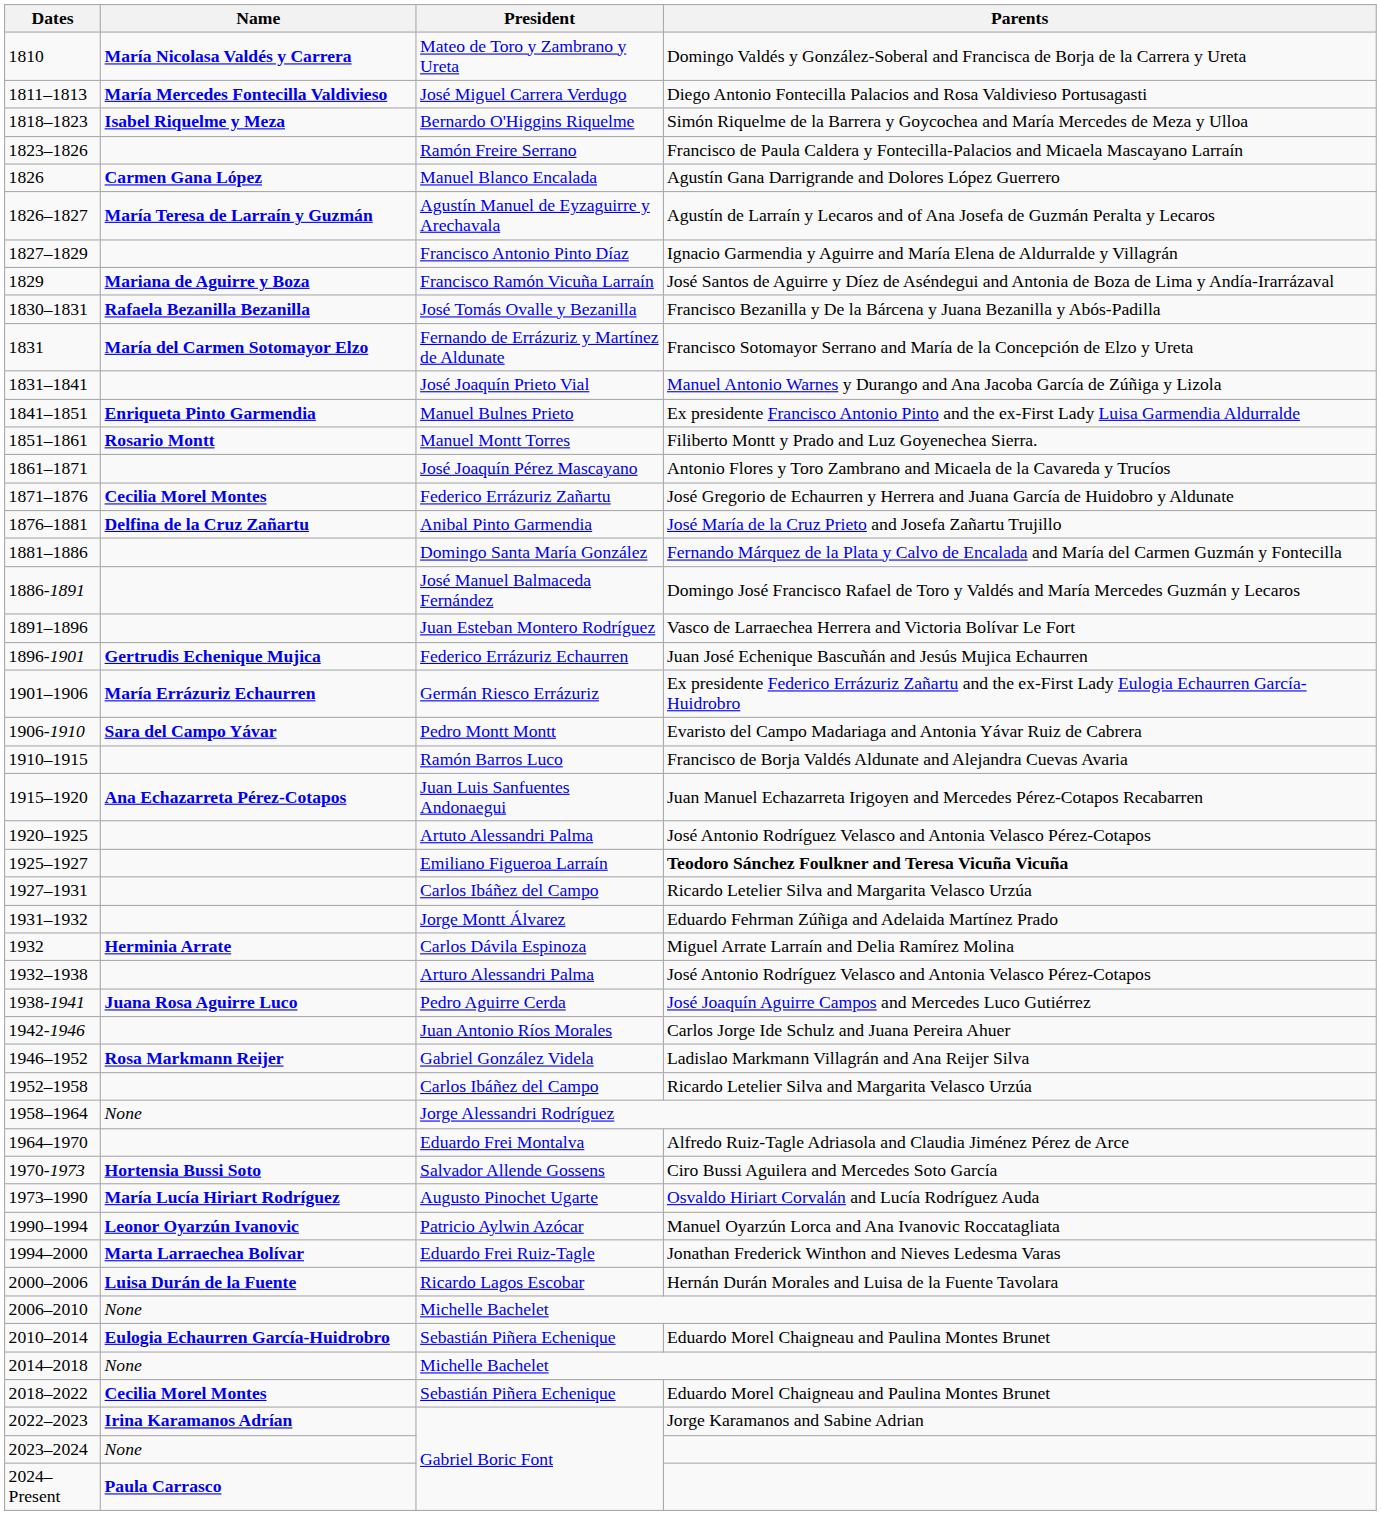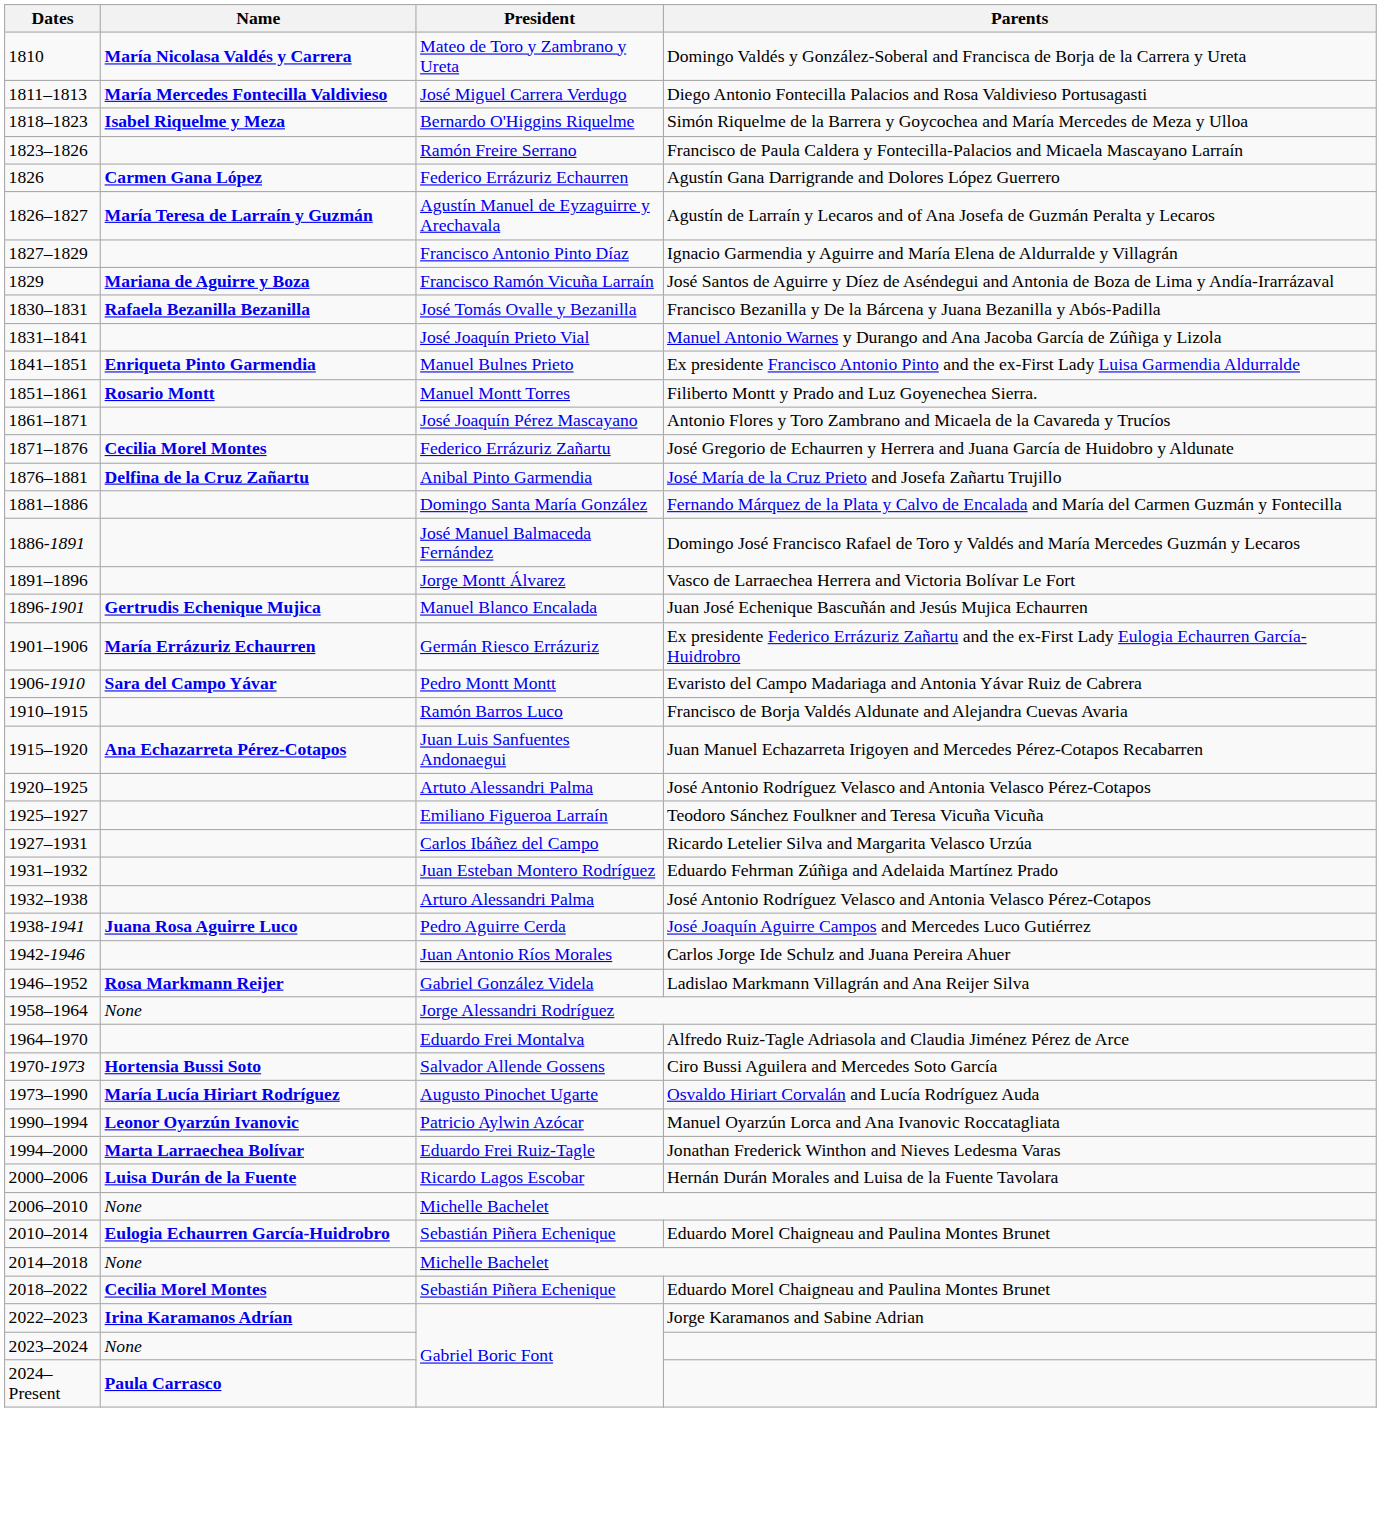(509, 177) Manuel Blanco Encalada -> (524, 177) Federico Errázuriz Echaurren
- row: (26, 347)
(538, 627) Juan Esteban Montero Rodríguez -> (493, 580) Jorge Montt Álvarez
(524, 655) Federico Errázuriz Echaurren -> (509, 608) Manuel Blanco Encalada
(868, 862) bold -> (855, 815) normal
(493, 918) Jorge Montt Álvarez -> (538, 871) Juan Esteban Montero Rodríguez
- row: (26, 946)
- row: (48, 1086)
